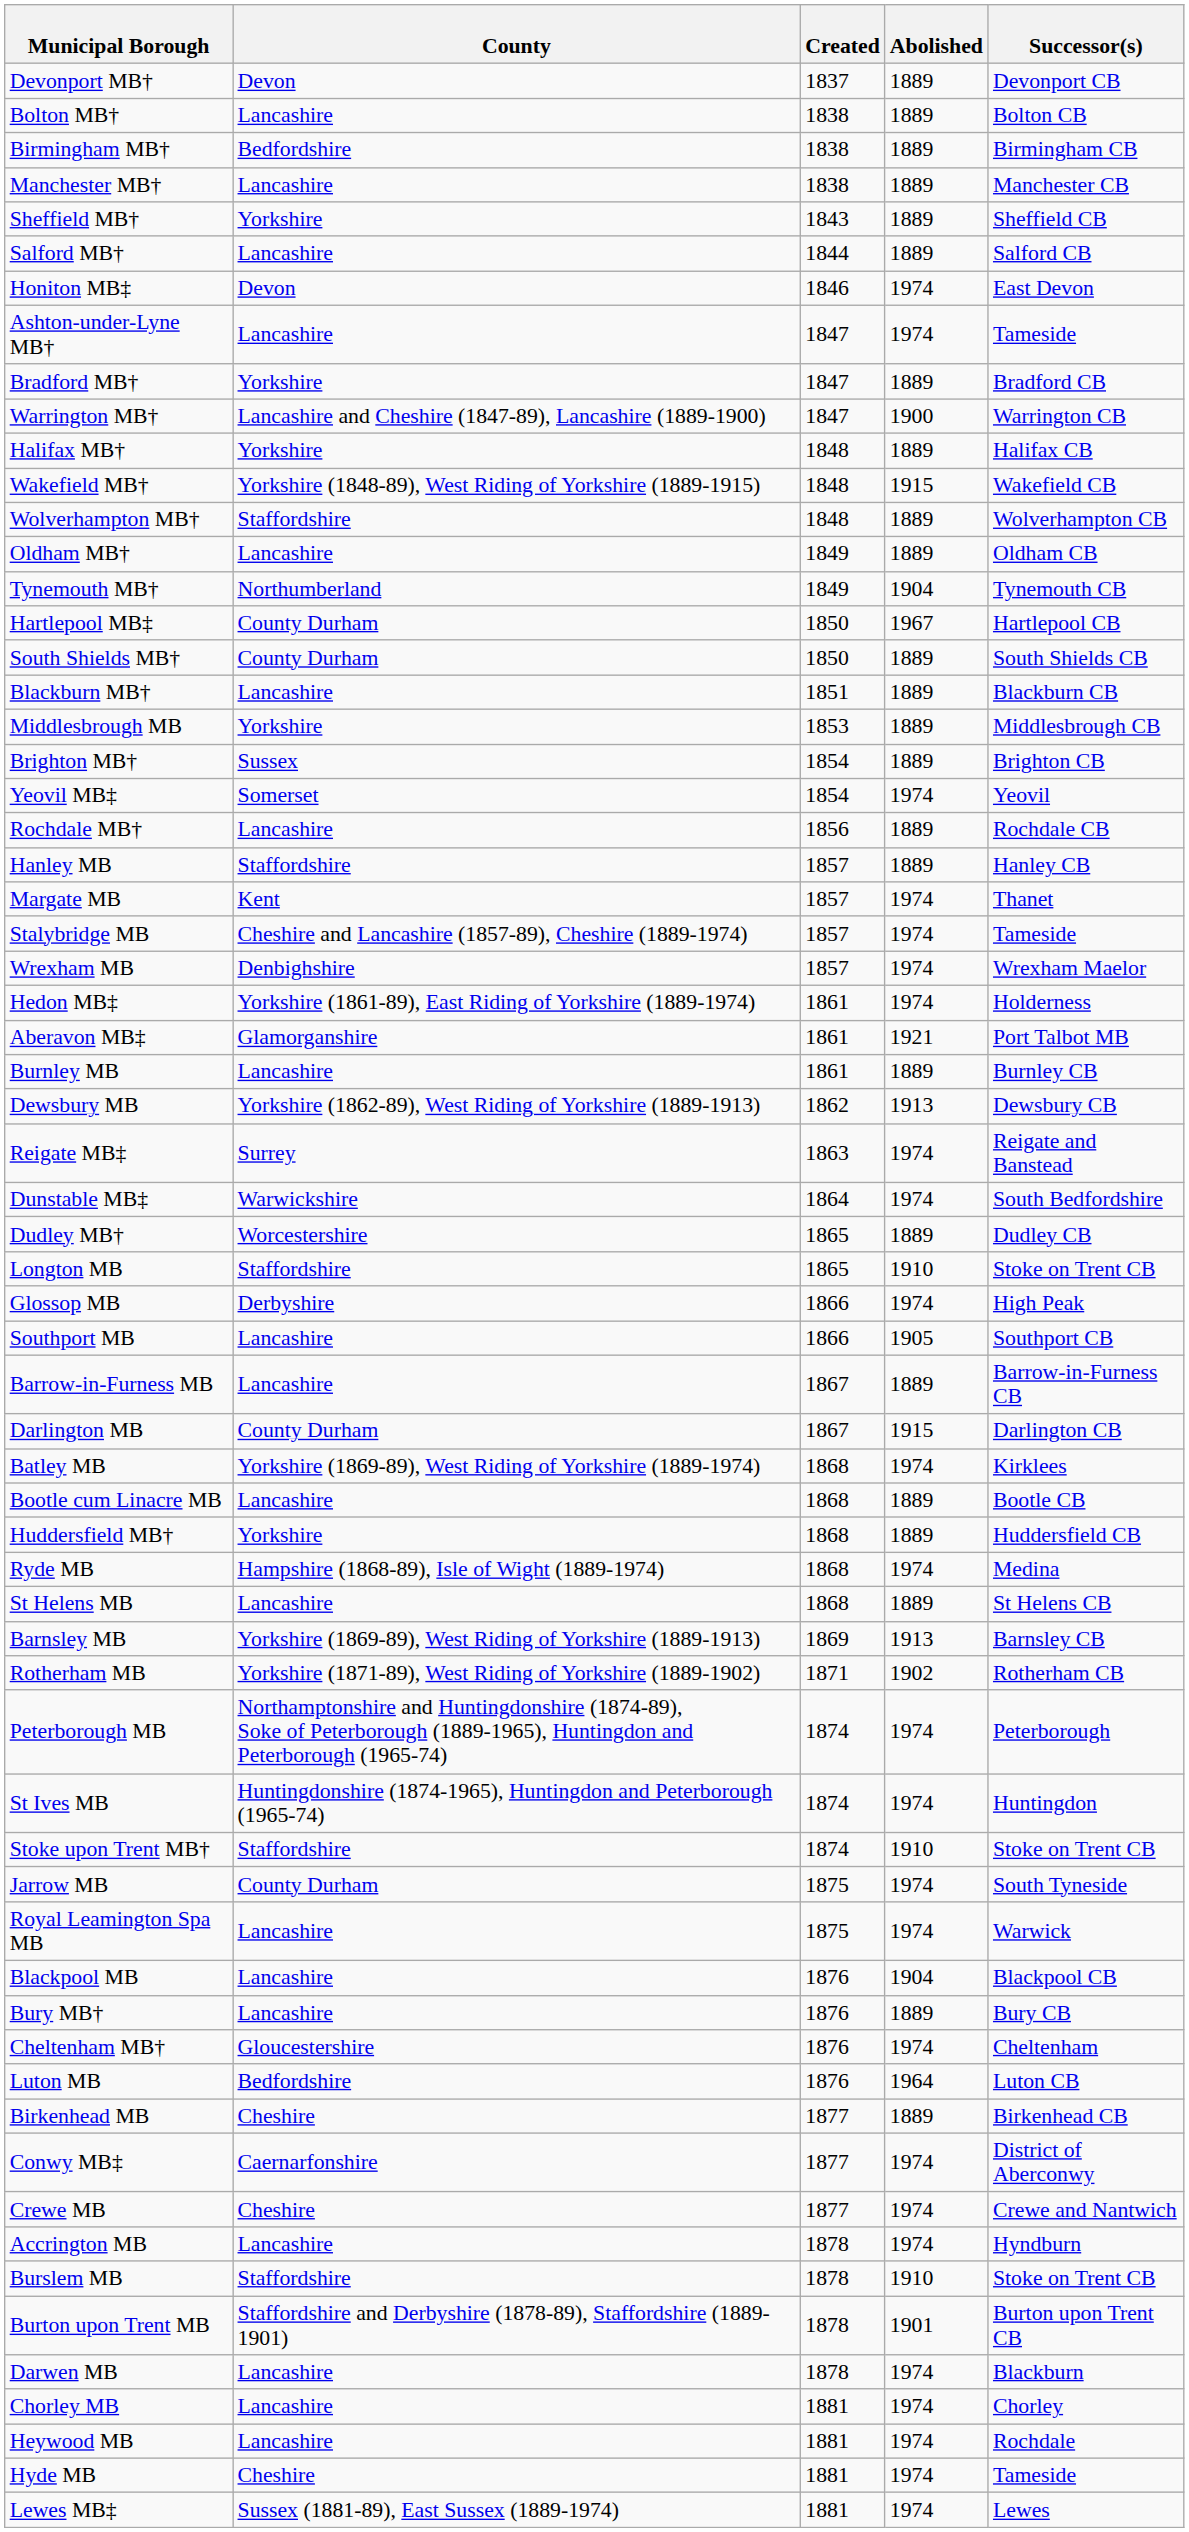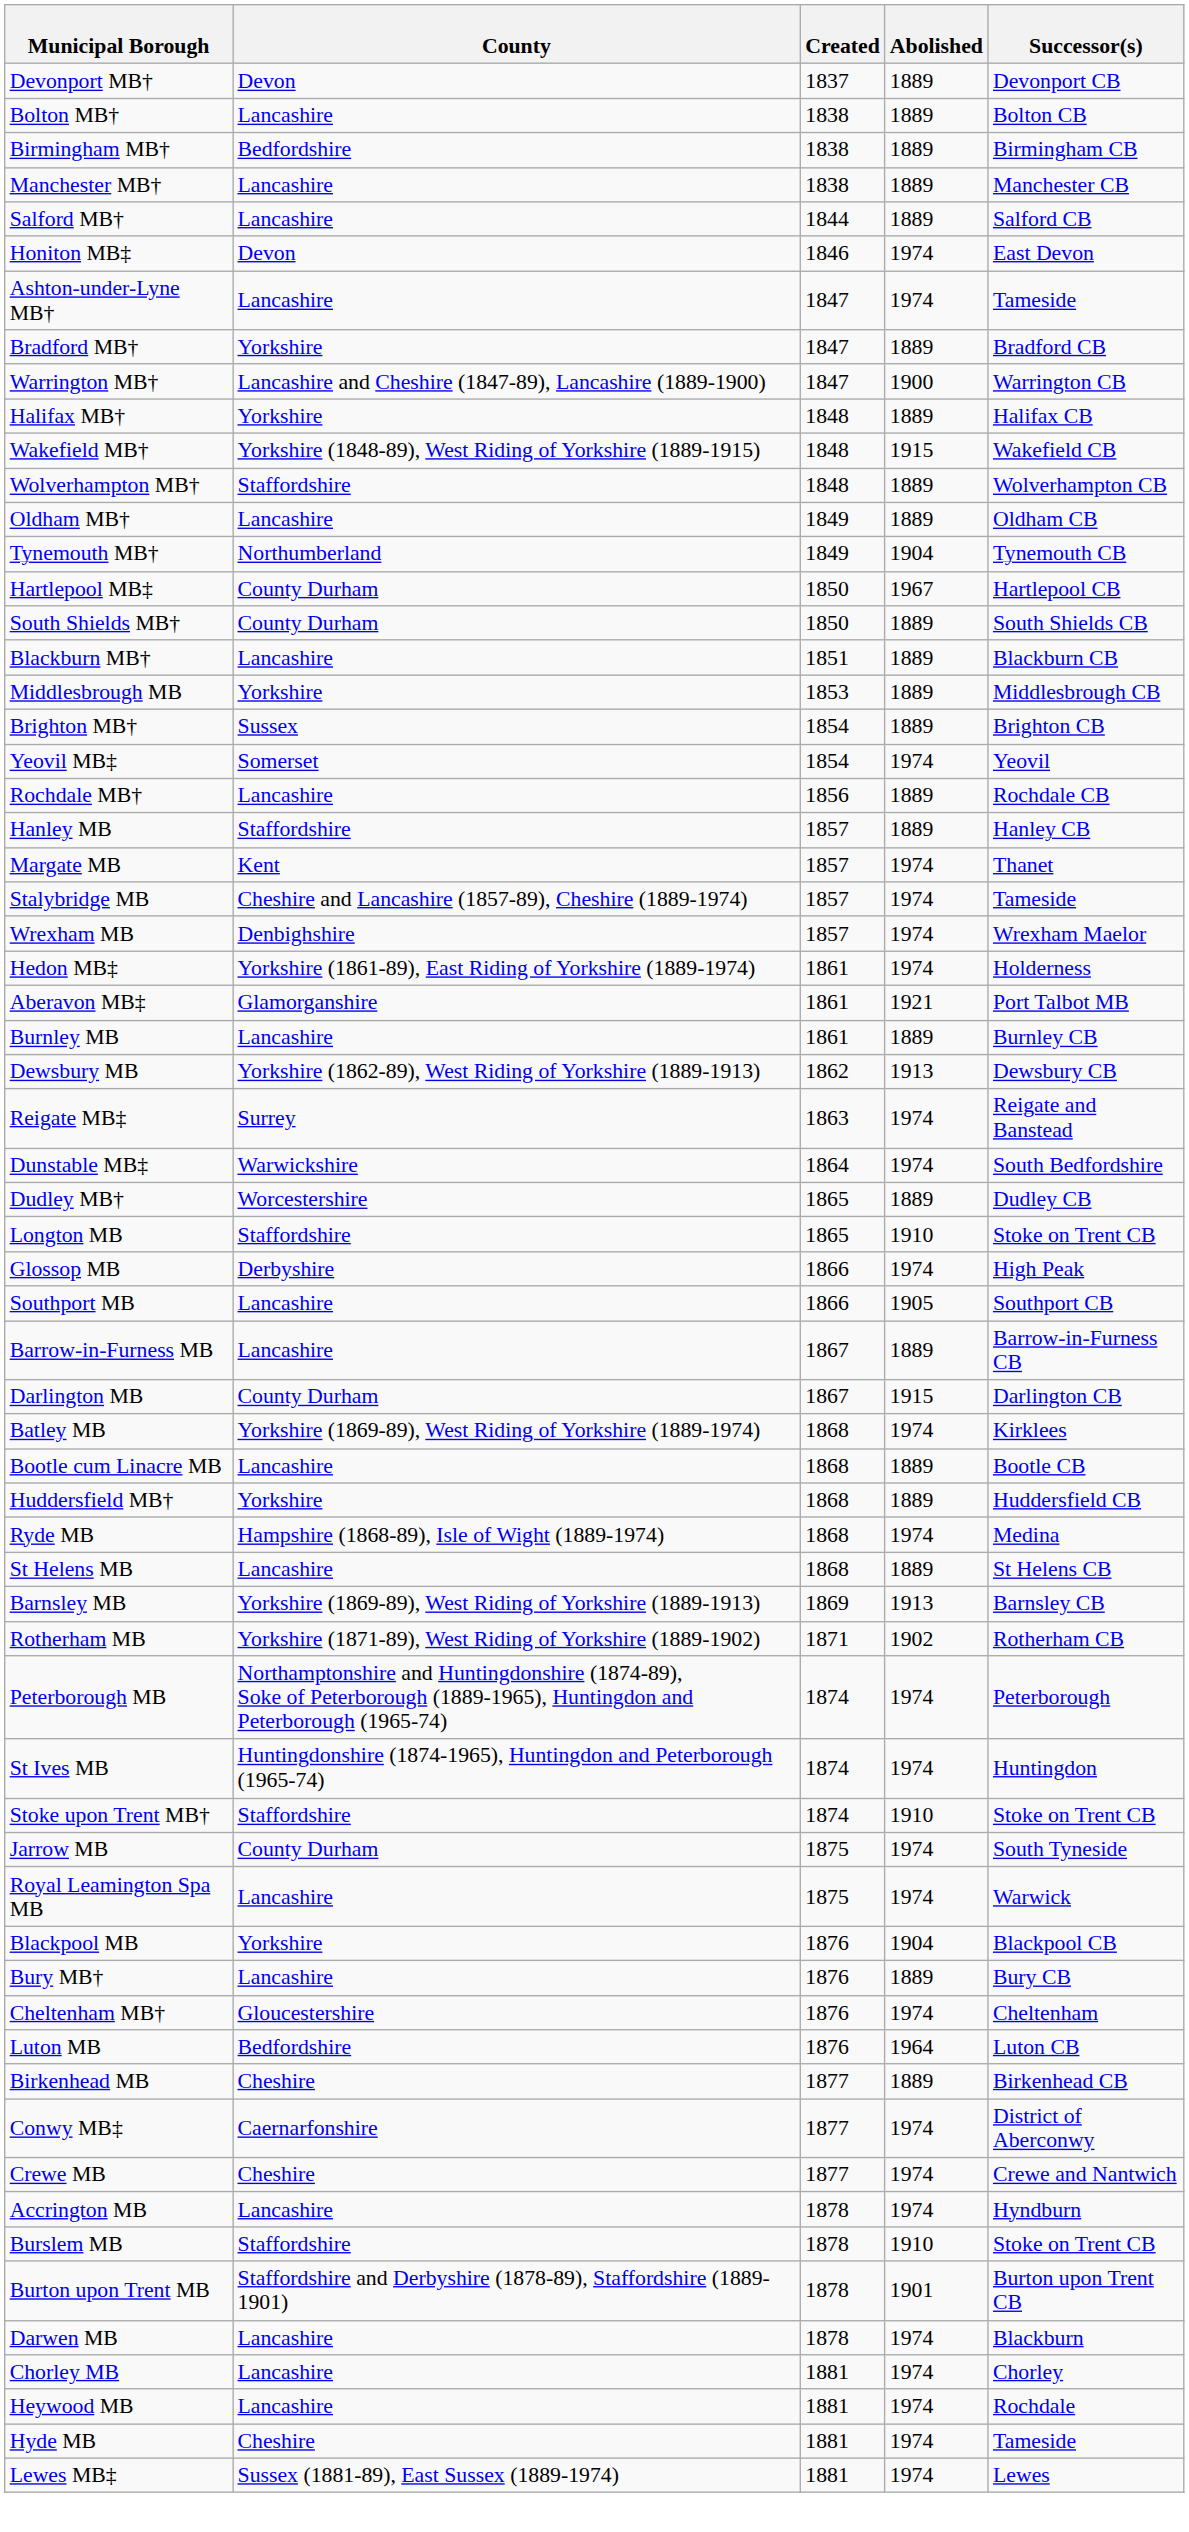- row: (74, 218)
(285, 1977) Lancashire -> (280, 1943) Yorkshire
